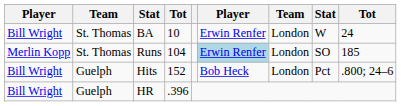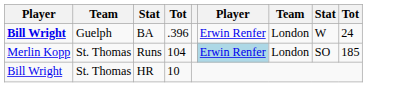(35, 33) normal -> (37, 33) bold
(104, 33) St. Thomas -> (94, 33) Guelph
(173, 33) 10 -> (178, 33) .396
- row: (147, 71)
(94, 91) Guelph -> (104, 71) St. Thomas
(178, 91) .396 -> (173, 71) 10
